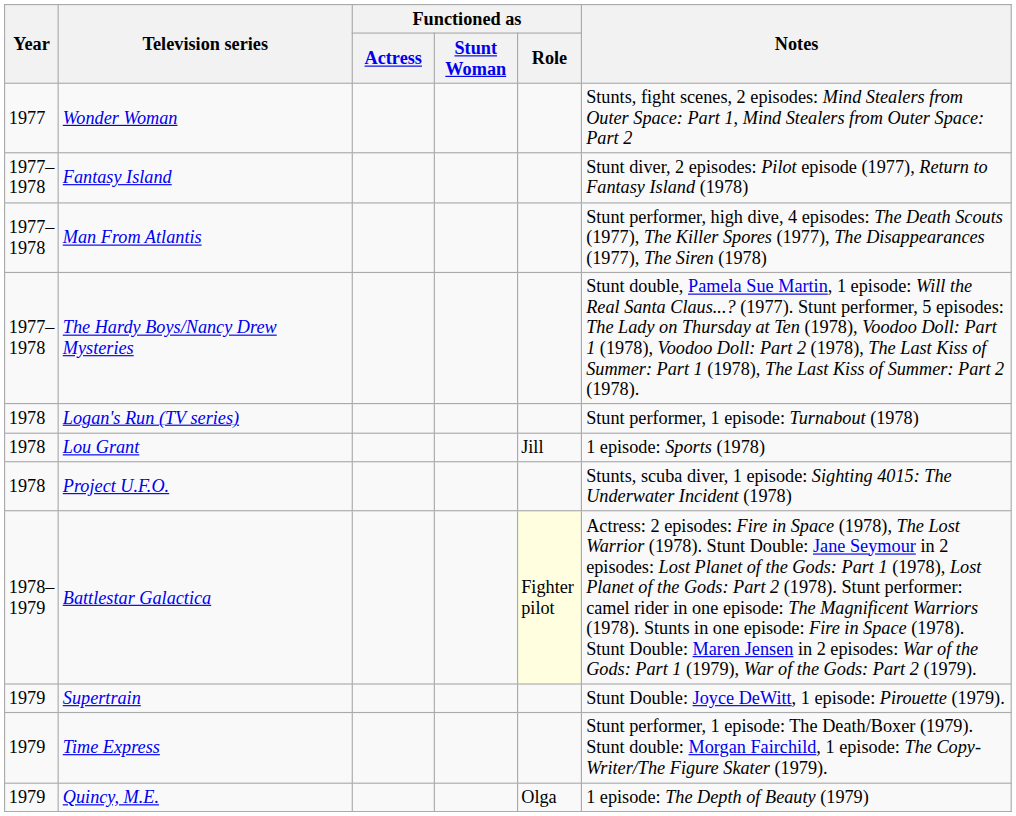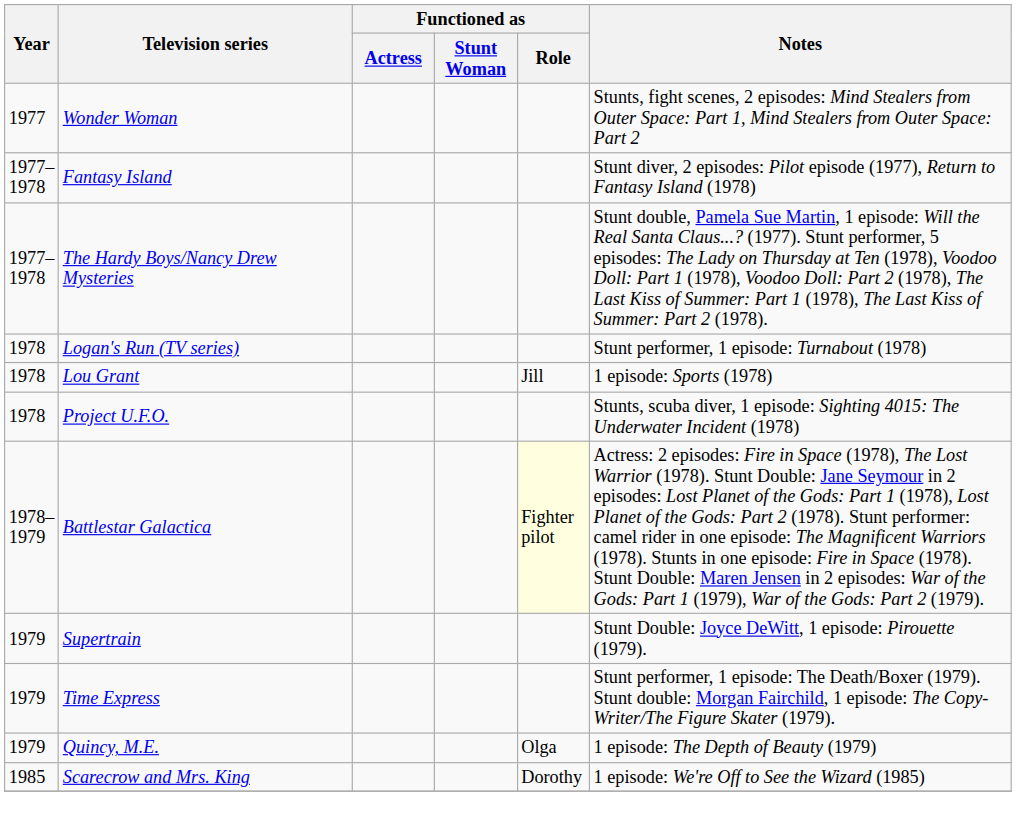- row: (132, 237)
+ row: (156, 776)
